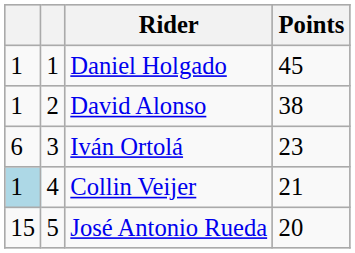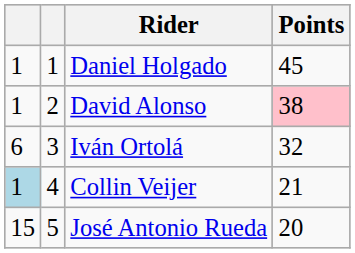(291, 106) no background -> (291, 106) pink background
(291, 146) 23 -> (291, 146) 32
